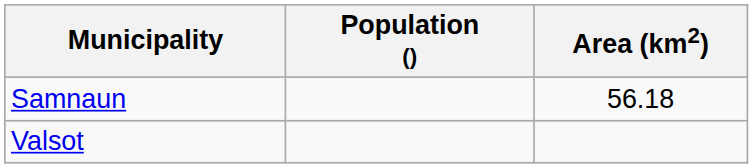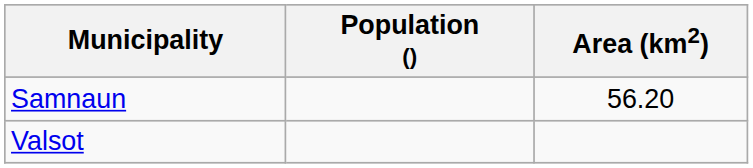(641, 98) 56.18 -> (641, 98) 56.20
